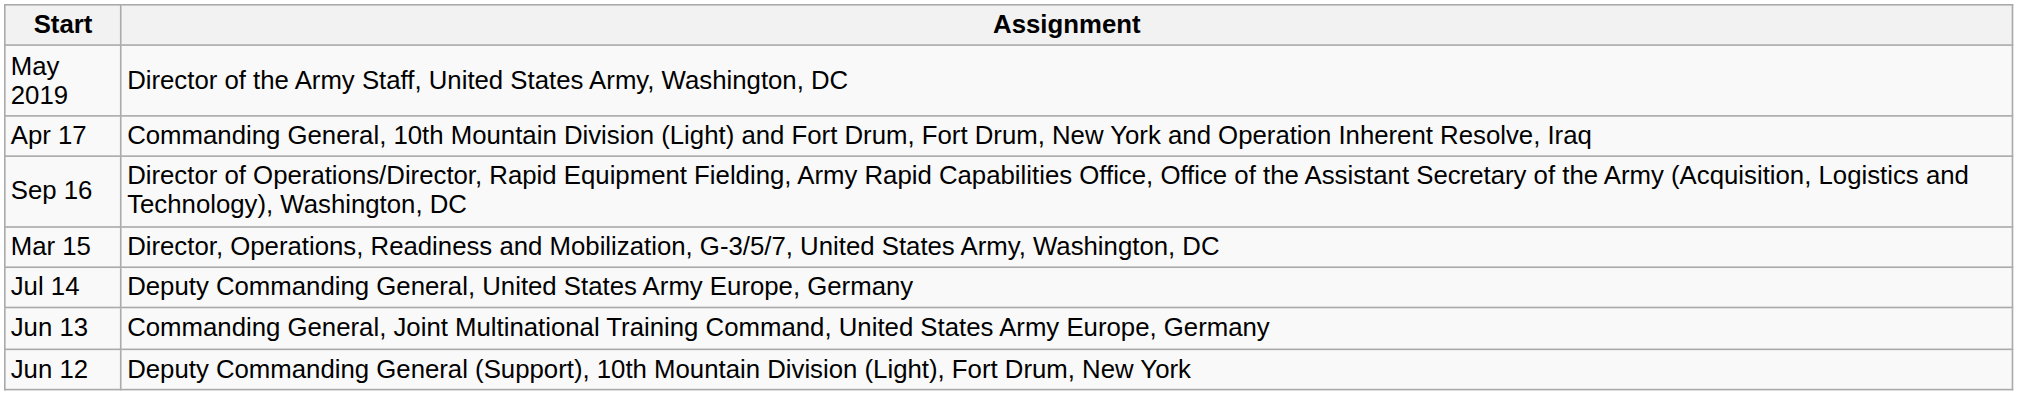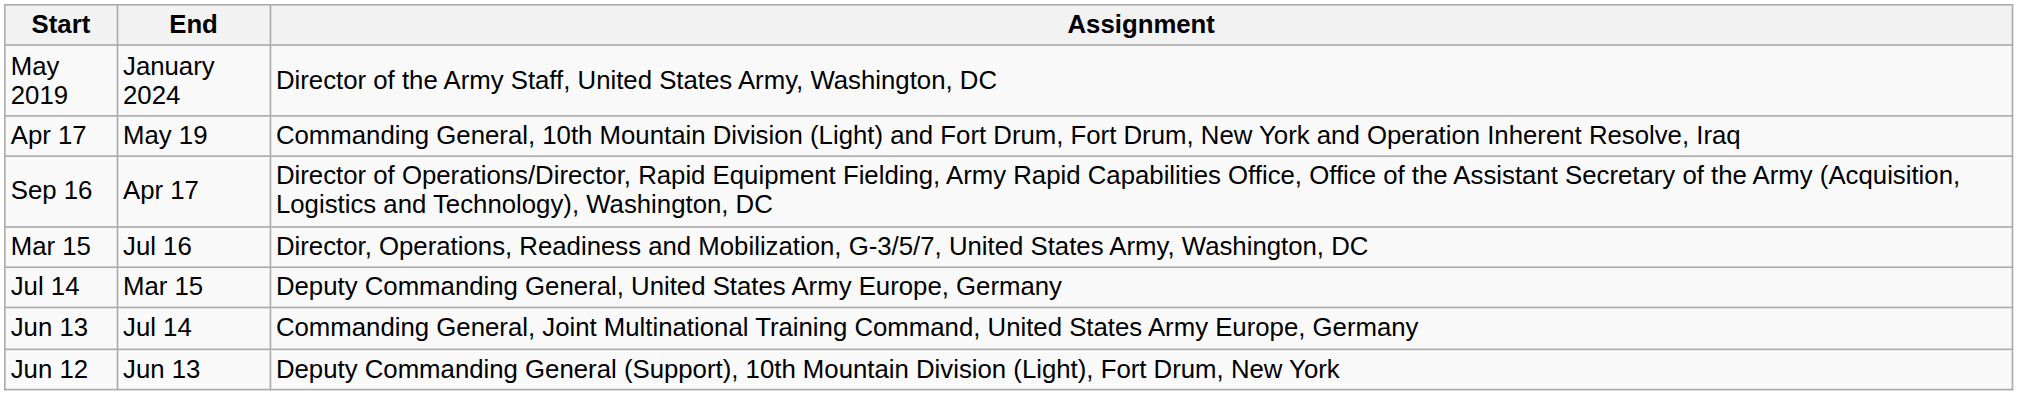+ column: (194, 24)
